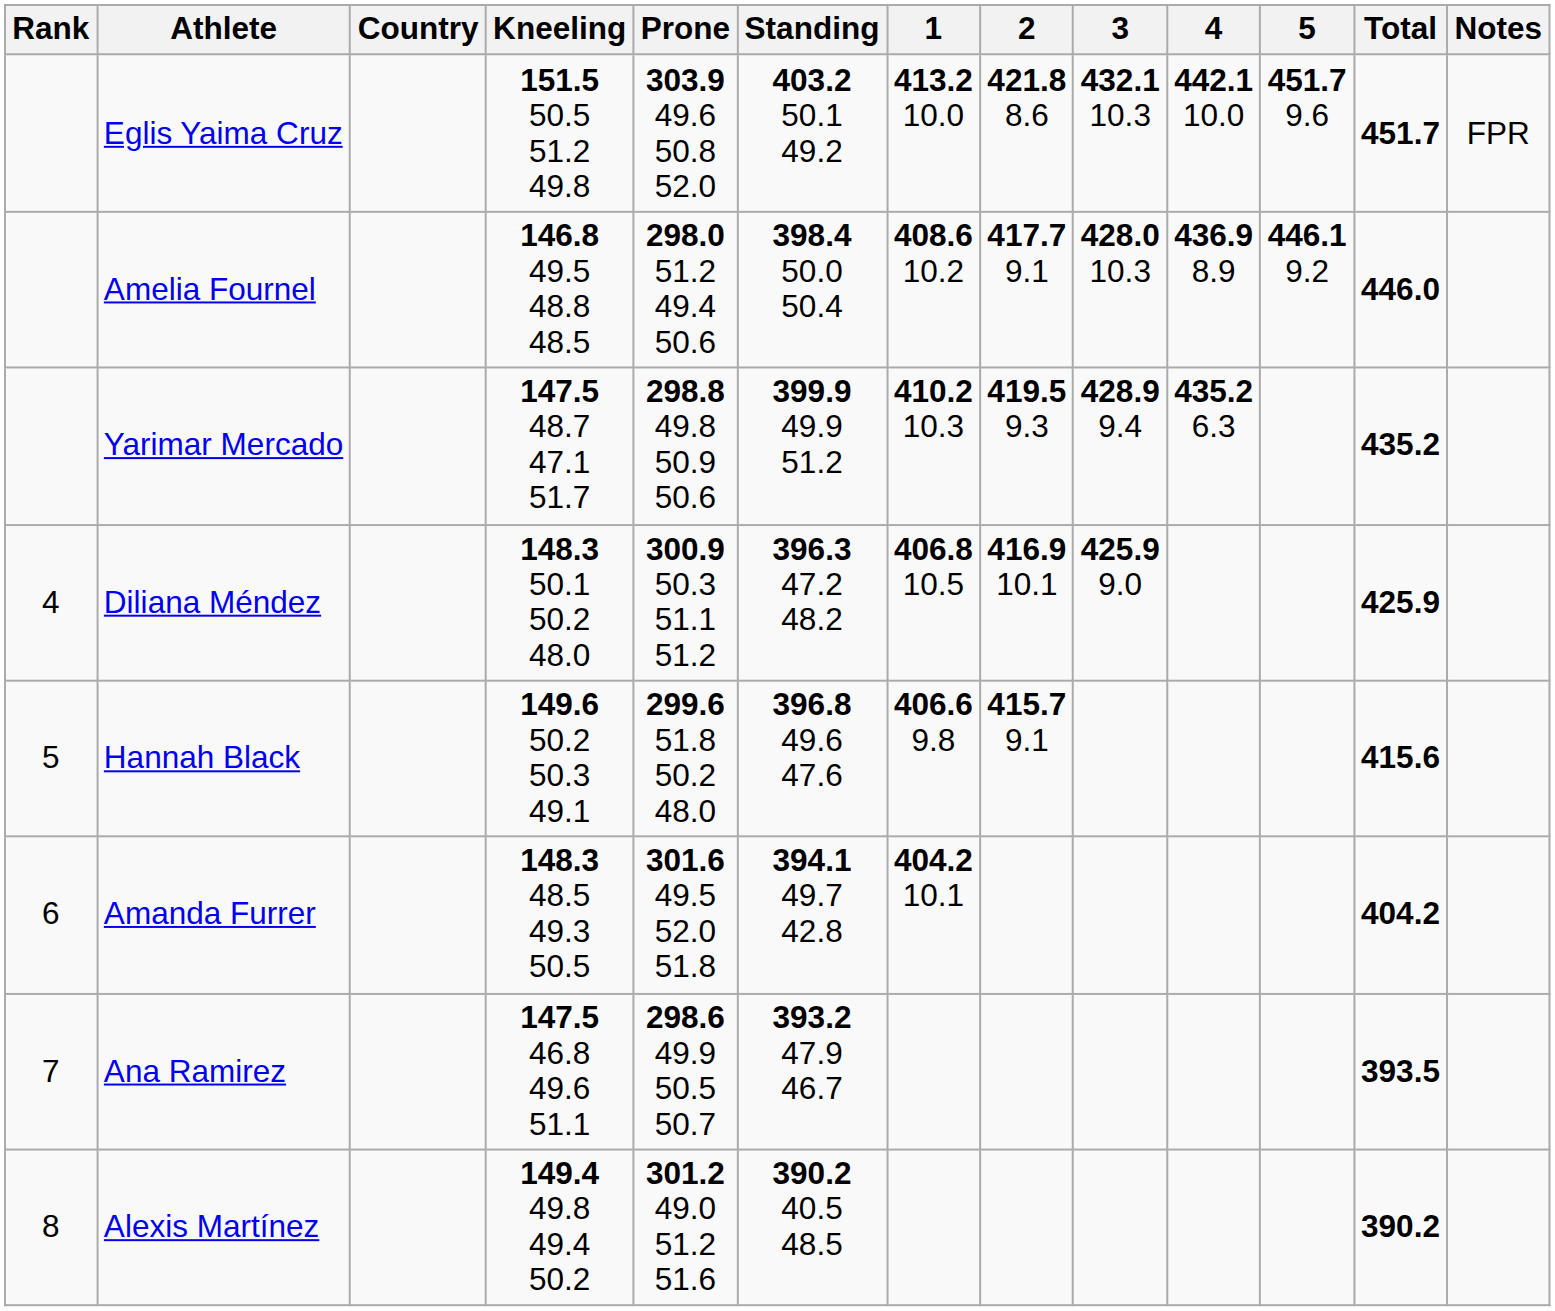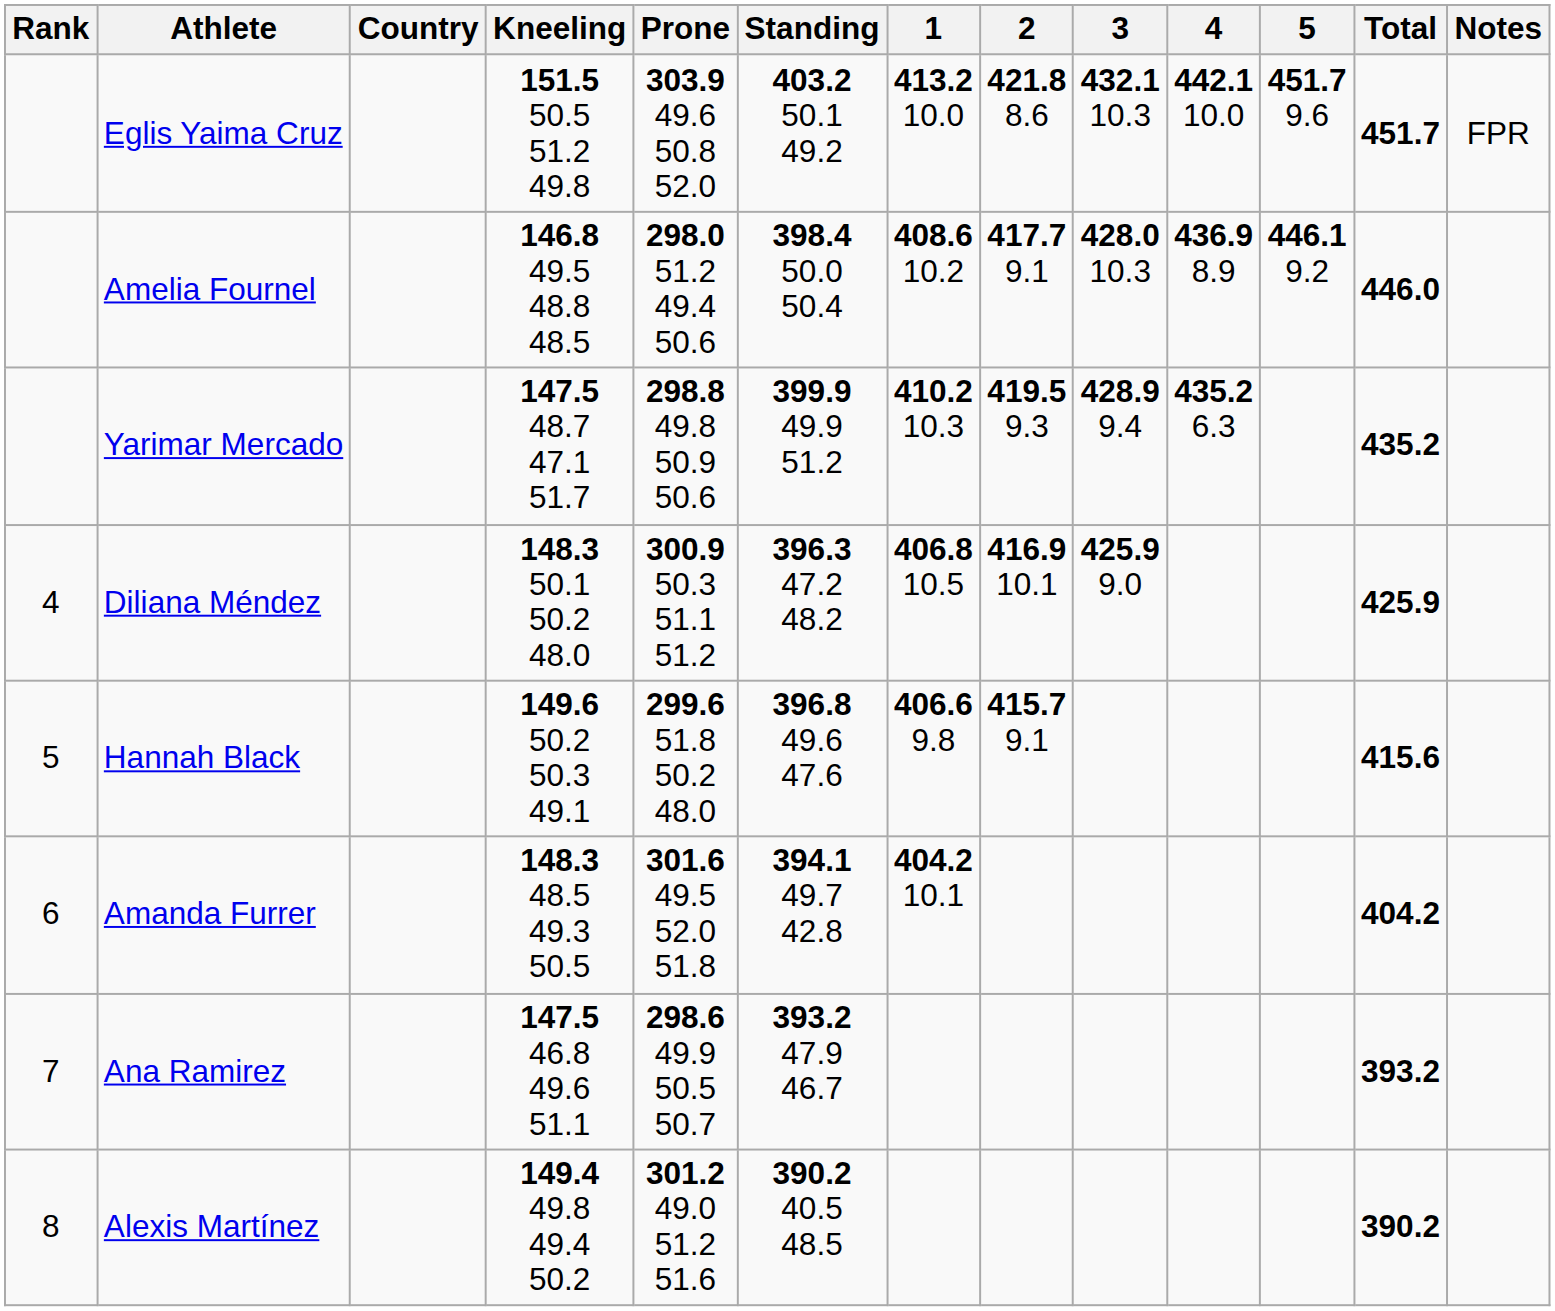(1400, 1070) 393.5 -> (1400, 1070) 393.2
